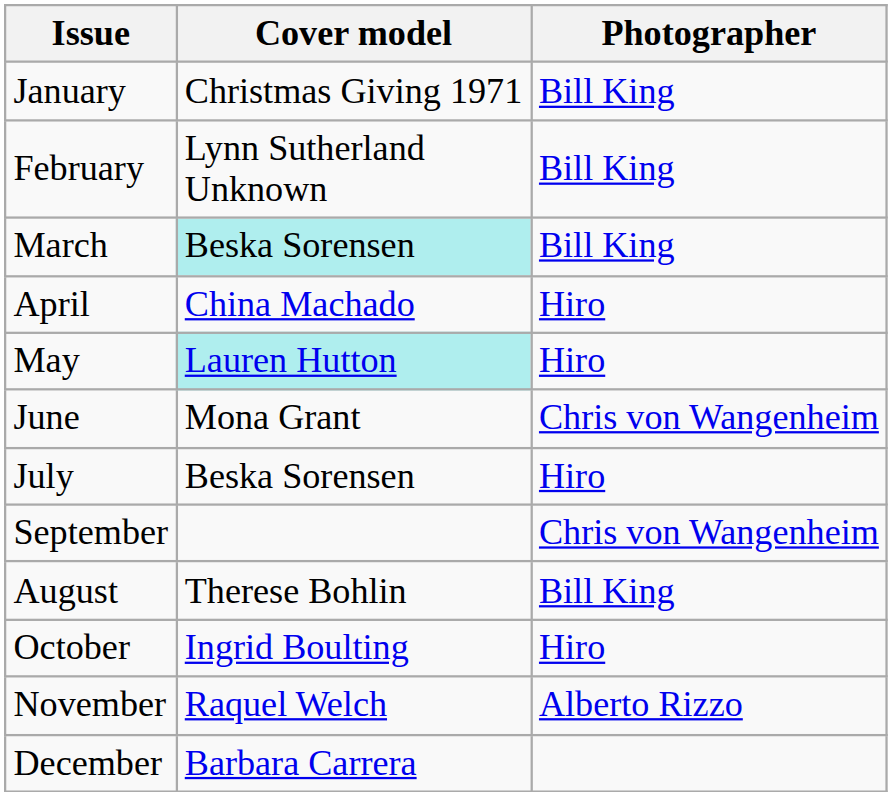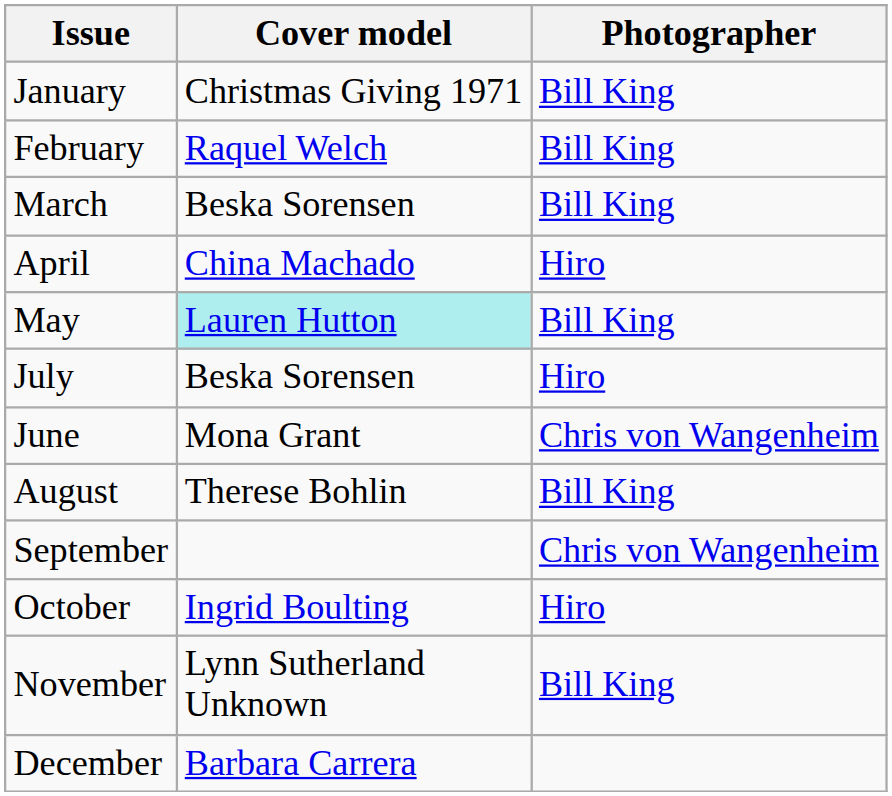(305, 168) Lynn Sutherland Unknown -> (286, 147) Raquel Welch
(300, 245) paleturquoise background -> (300, 205) no background
(572, 360) Hiro -> (607, 319) Bill King
rows swapped: (47, 417) <-> (44, 475)
rows swapped: (66, 589) <-> (91, 532)
(286, 704) Raquel Welch -> (305, 684) Lynn Sutherland Unknown
(641, 704) Alberto Rizzo -> (607, 684) Bill King
